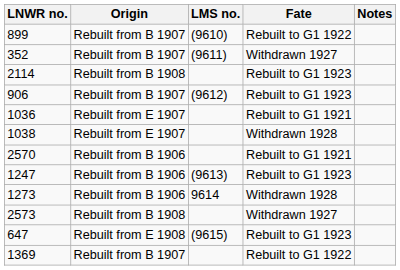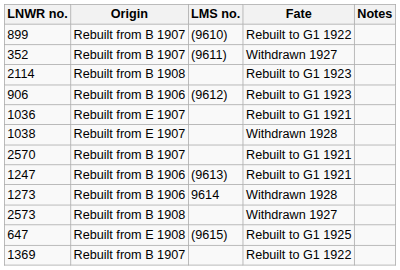(129, 94) Rebuilt from B 1907 -> (129, 94) Rebuilt from B 1906
(129, 154) Rebuilt from B 1906 -> (129, 154) Rebuilt from B 1907
(299, 174) Rebuilt to G1 1923 -> (299, 174) Rebuilt to G1 1921
(299, 235) Rebuilt to G1 1923 -> (299, 235) Rebuilt to G1 1925
